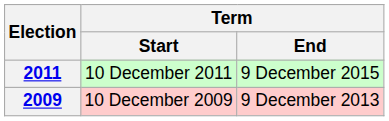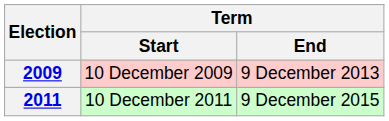rows swapped: (42, 101) <-> (42, 73)
